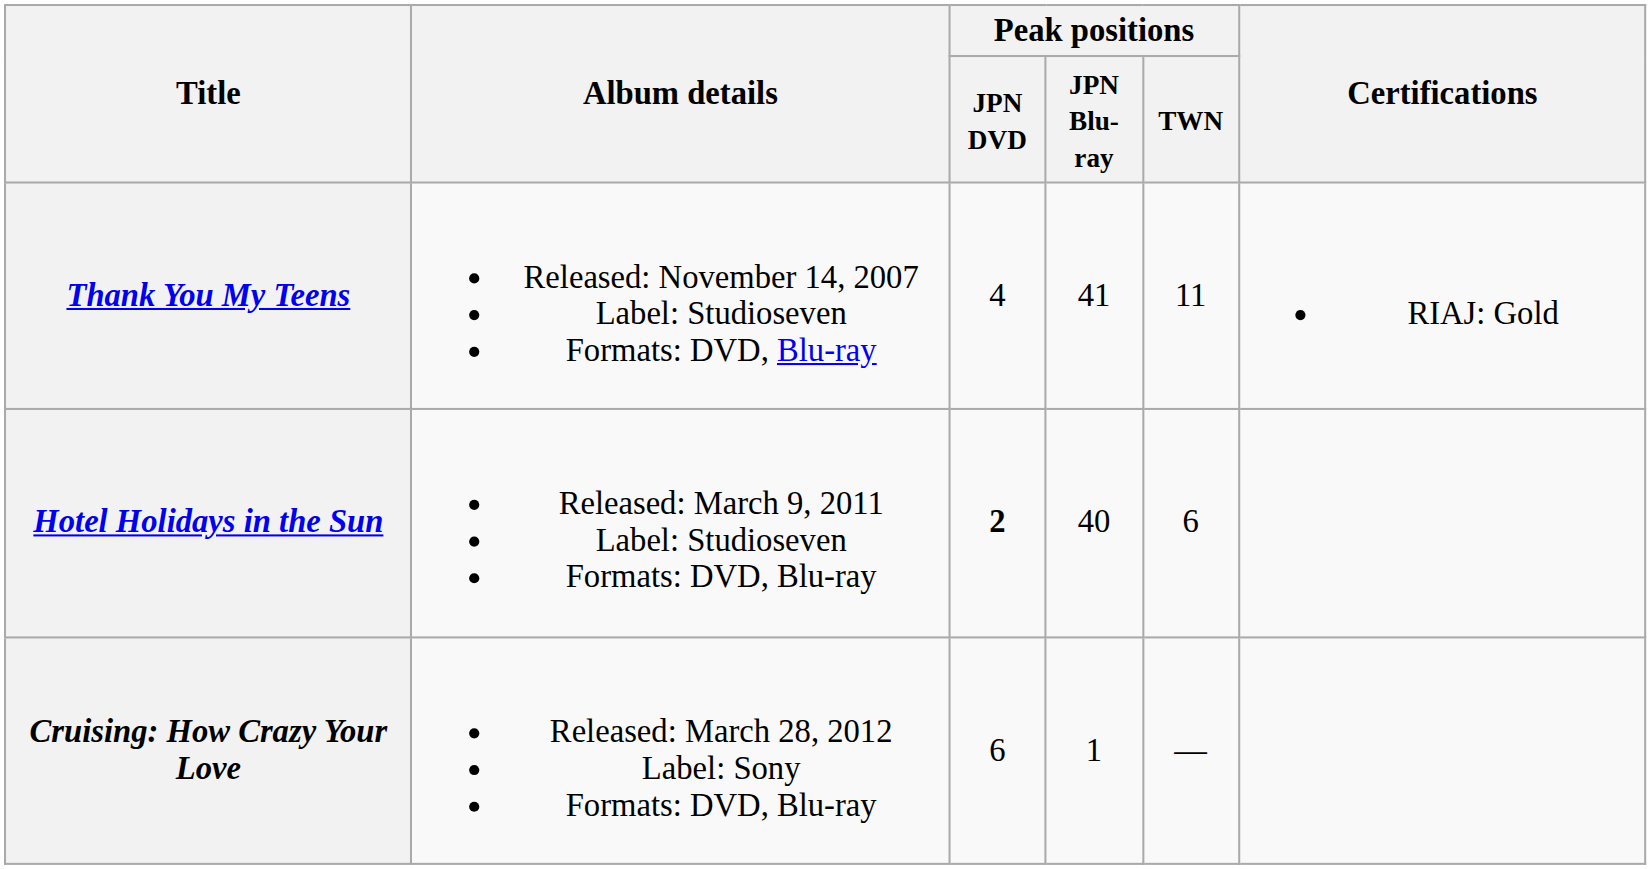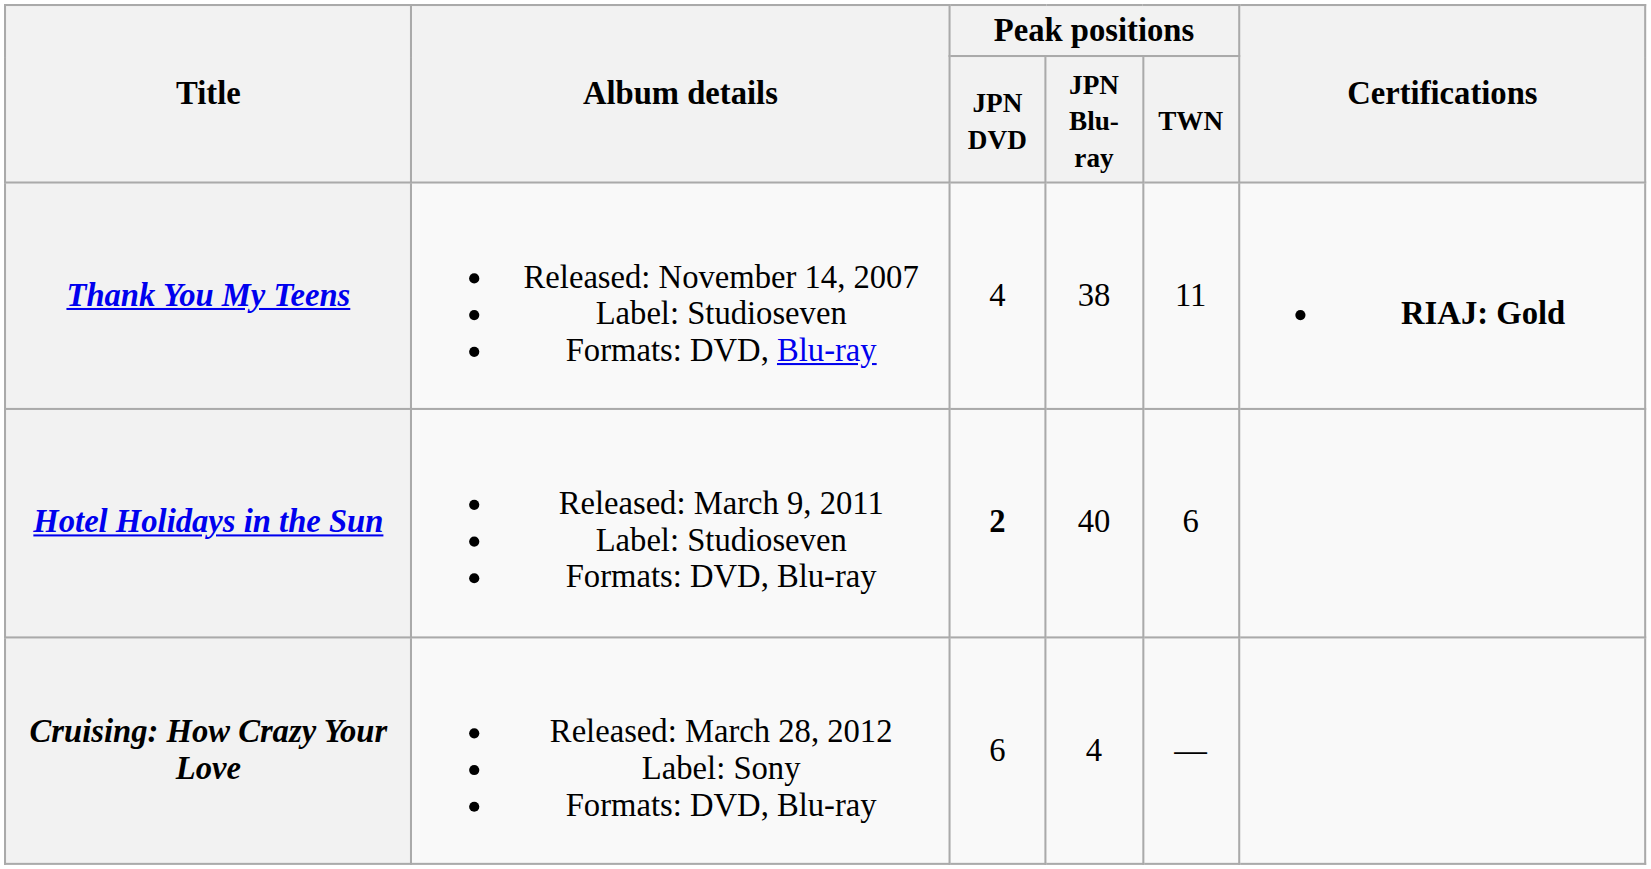(1094, 295) 41 -> (1094, 295) 38
(1442, 314) normal -> (1442, 314) bold
(1094, 749) 1 -> (1094, 749) 4
